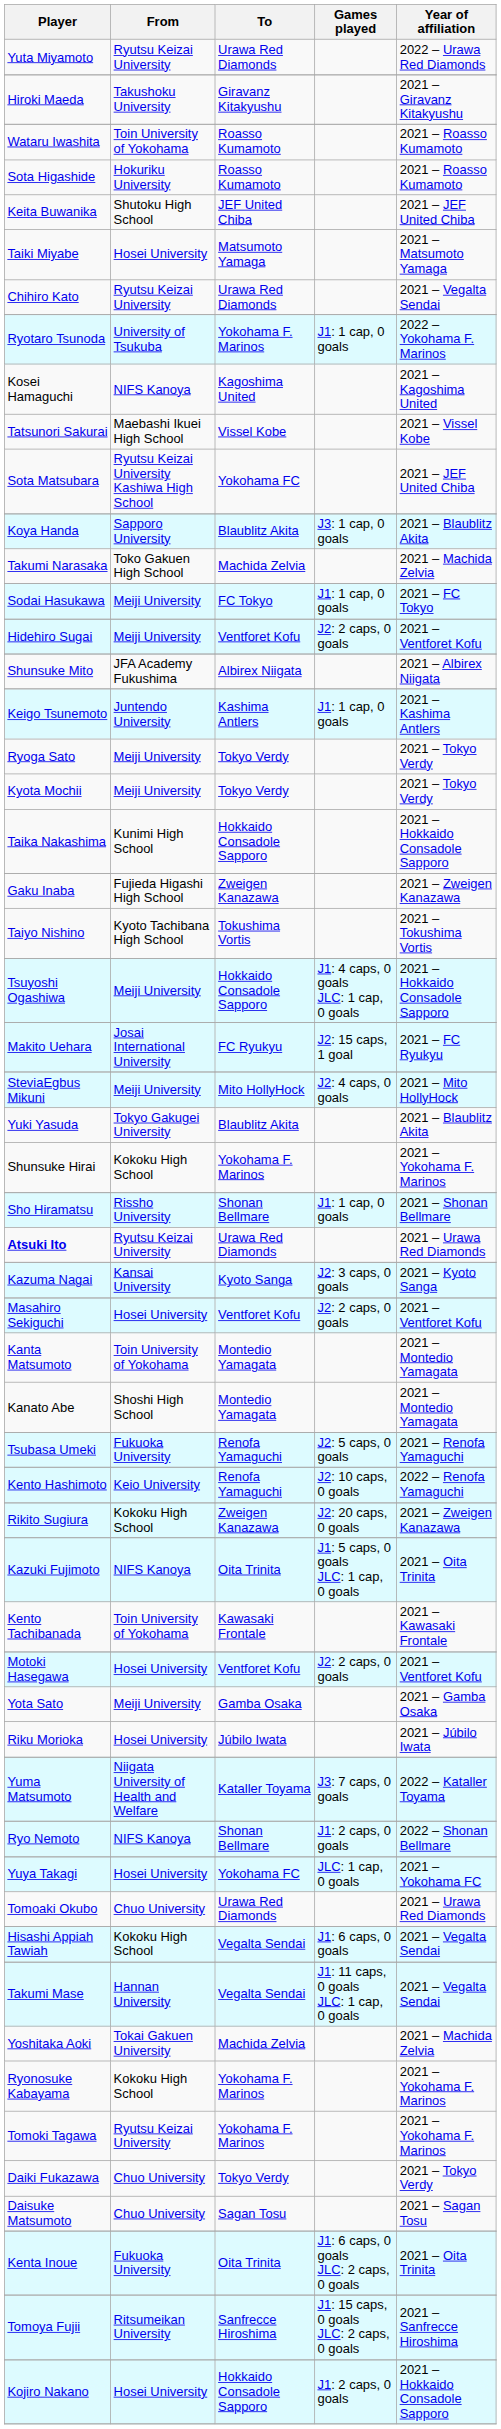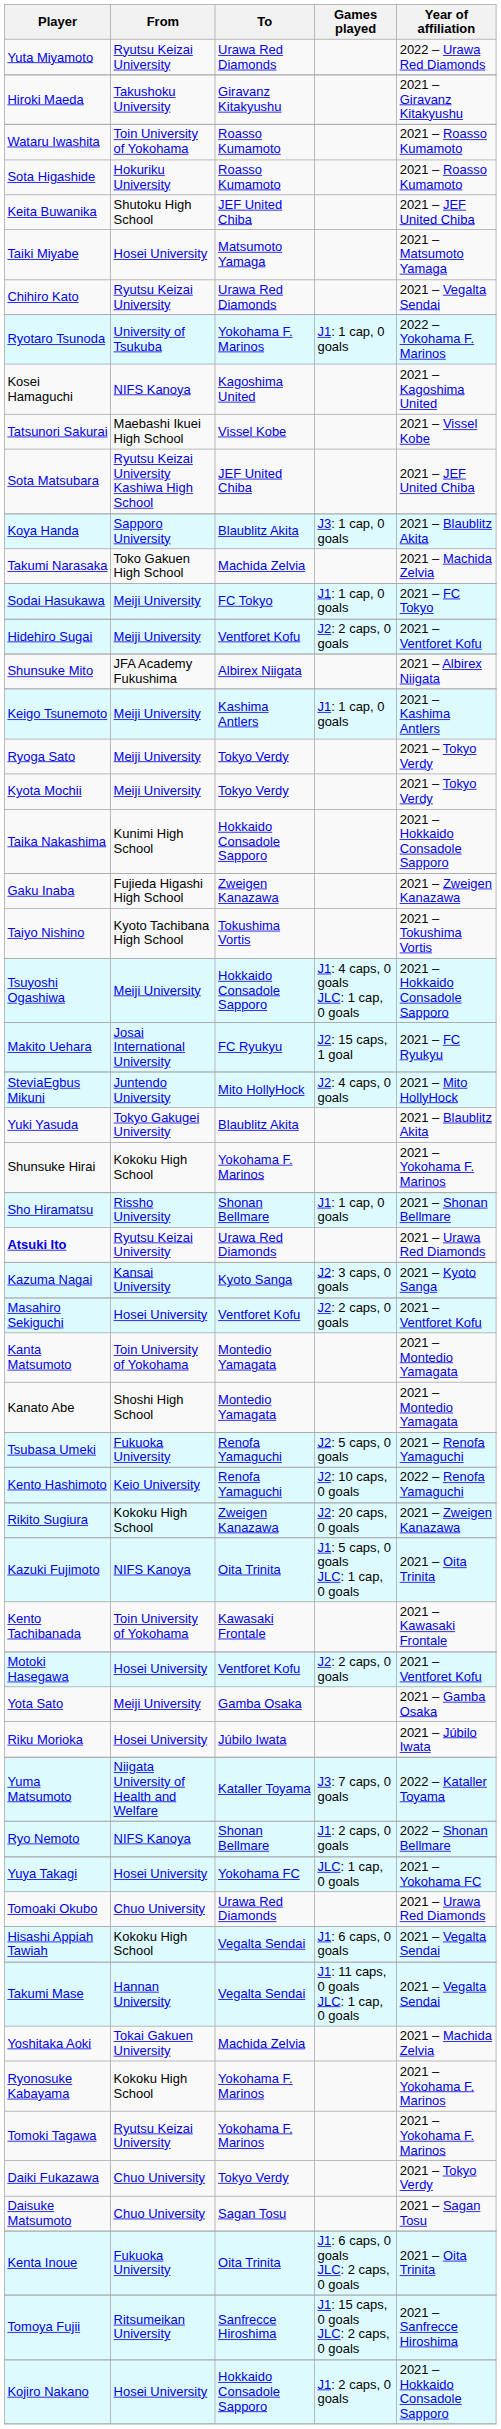(259, 481) Yokohama FC -> (250, 481) JEF United Chiba
(142, 714) Juntendo University -> (157, 714) Meiji University
(157, 1089) Meiji University -> (142, 1089) Juntendo University
